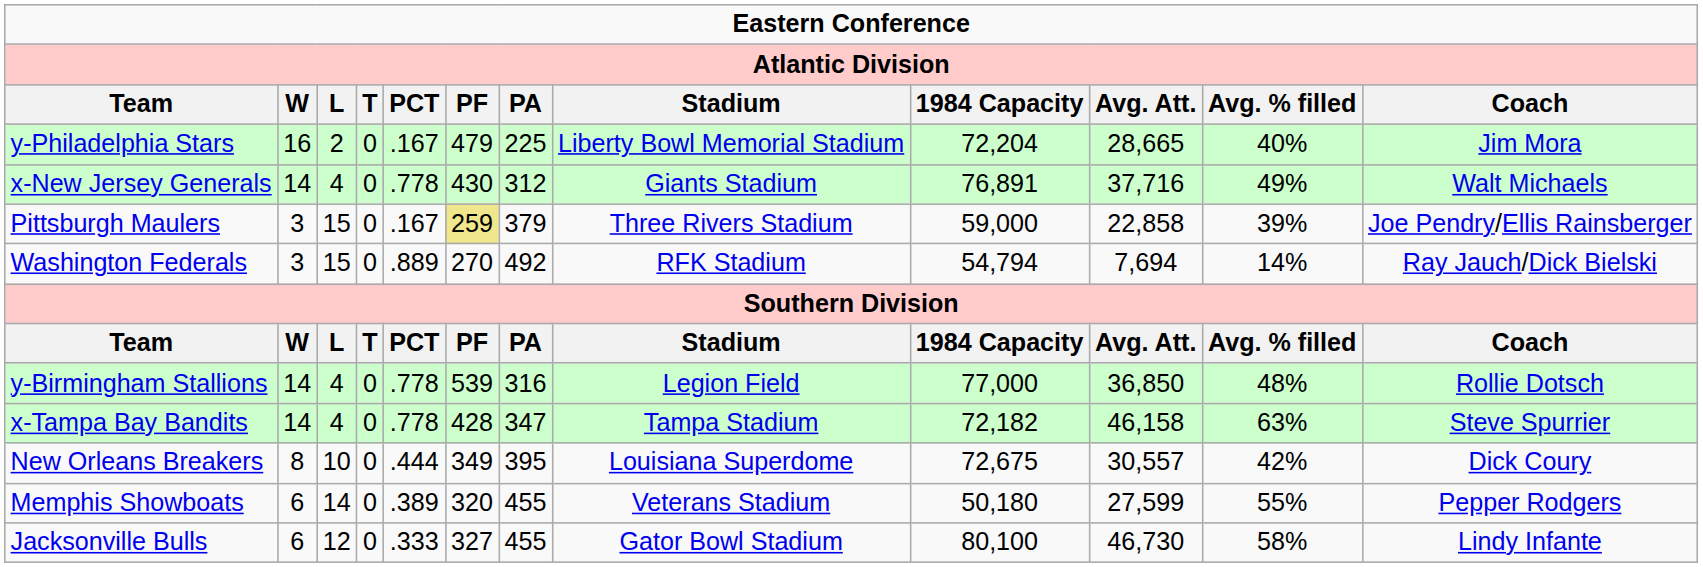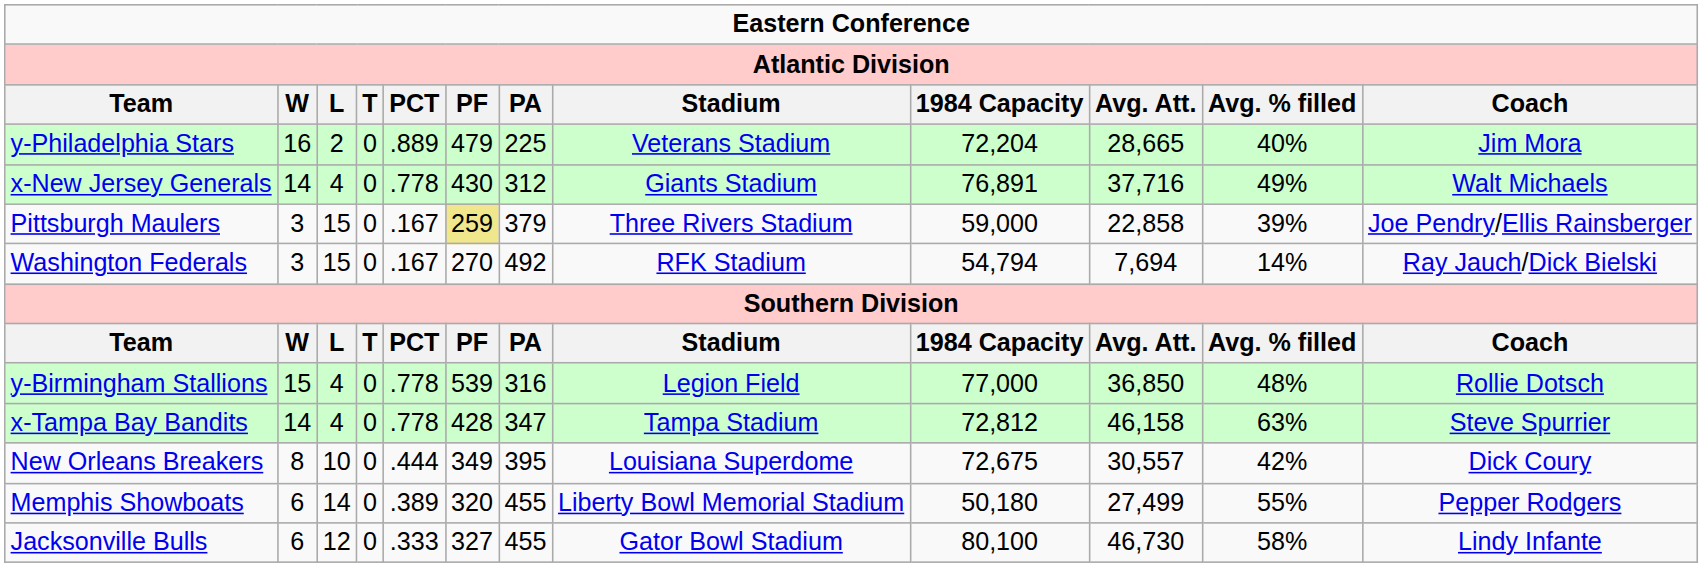(414, 143) .167 -> (414, 143) .889
(731, 143) Liberty Bowl Memorial Stadium -> (731, 143) Veterans Stadium
(414, 263) .889 -> (414, 263) .167
(297, 382) 14 -> (297, 382) 15
(1000, 422) 72,182 -> (1000, 422) 72,812
(731, 502) Veterans Stadium -> (731, 502) Liberty Bowl Memorial Stadium
(1146, 502) 27,599 -> (1146, 502) 27,499
